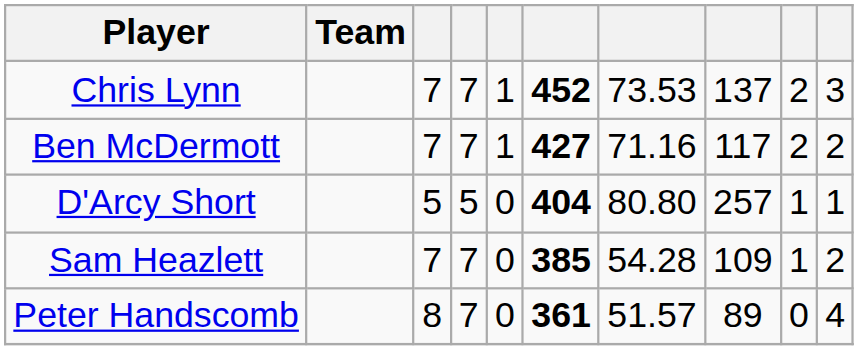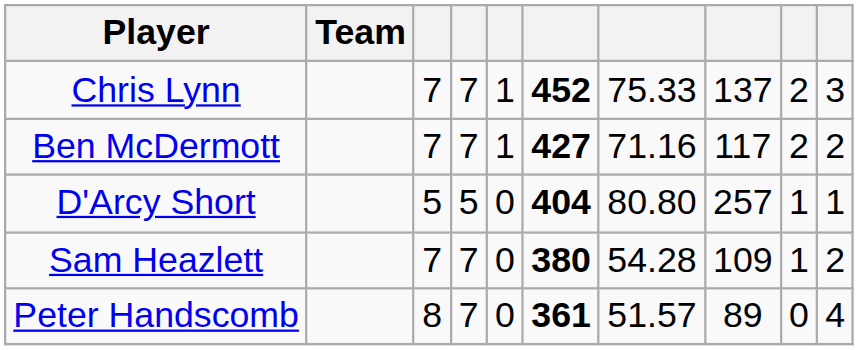(652, 89) 73.53 -> (652, 89) 75.33
(561, 259) 385 -> (561, 259) 380
